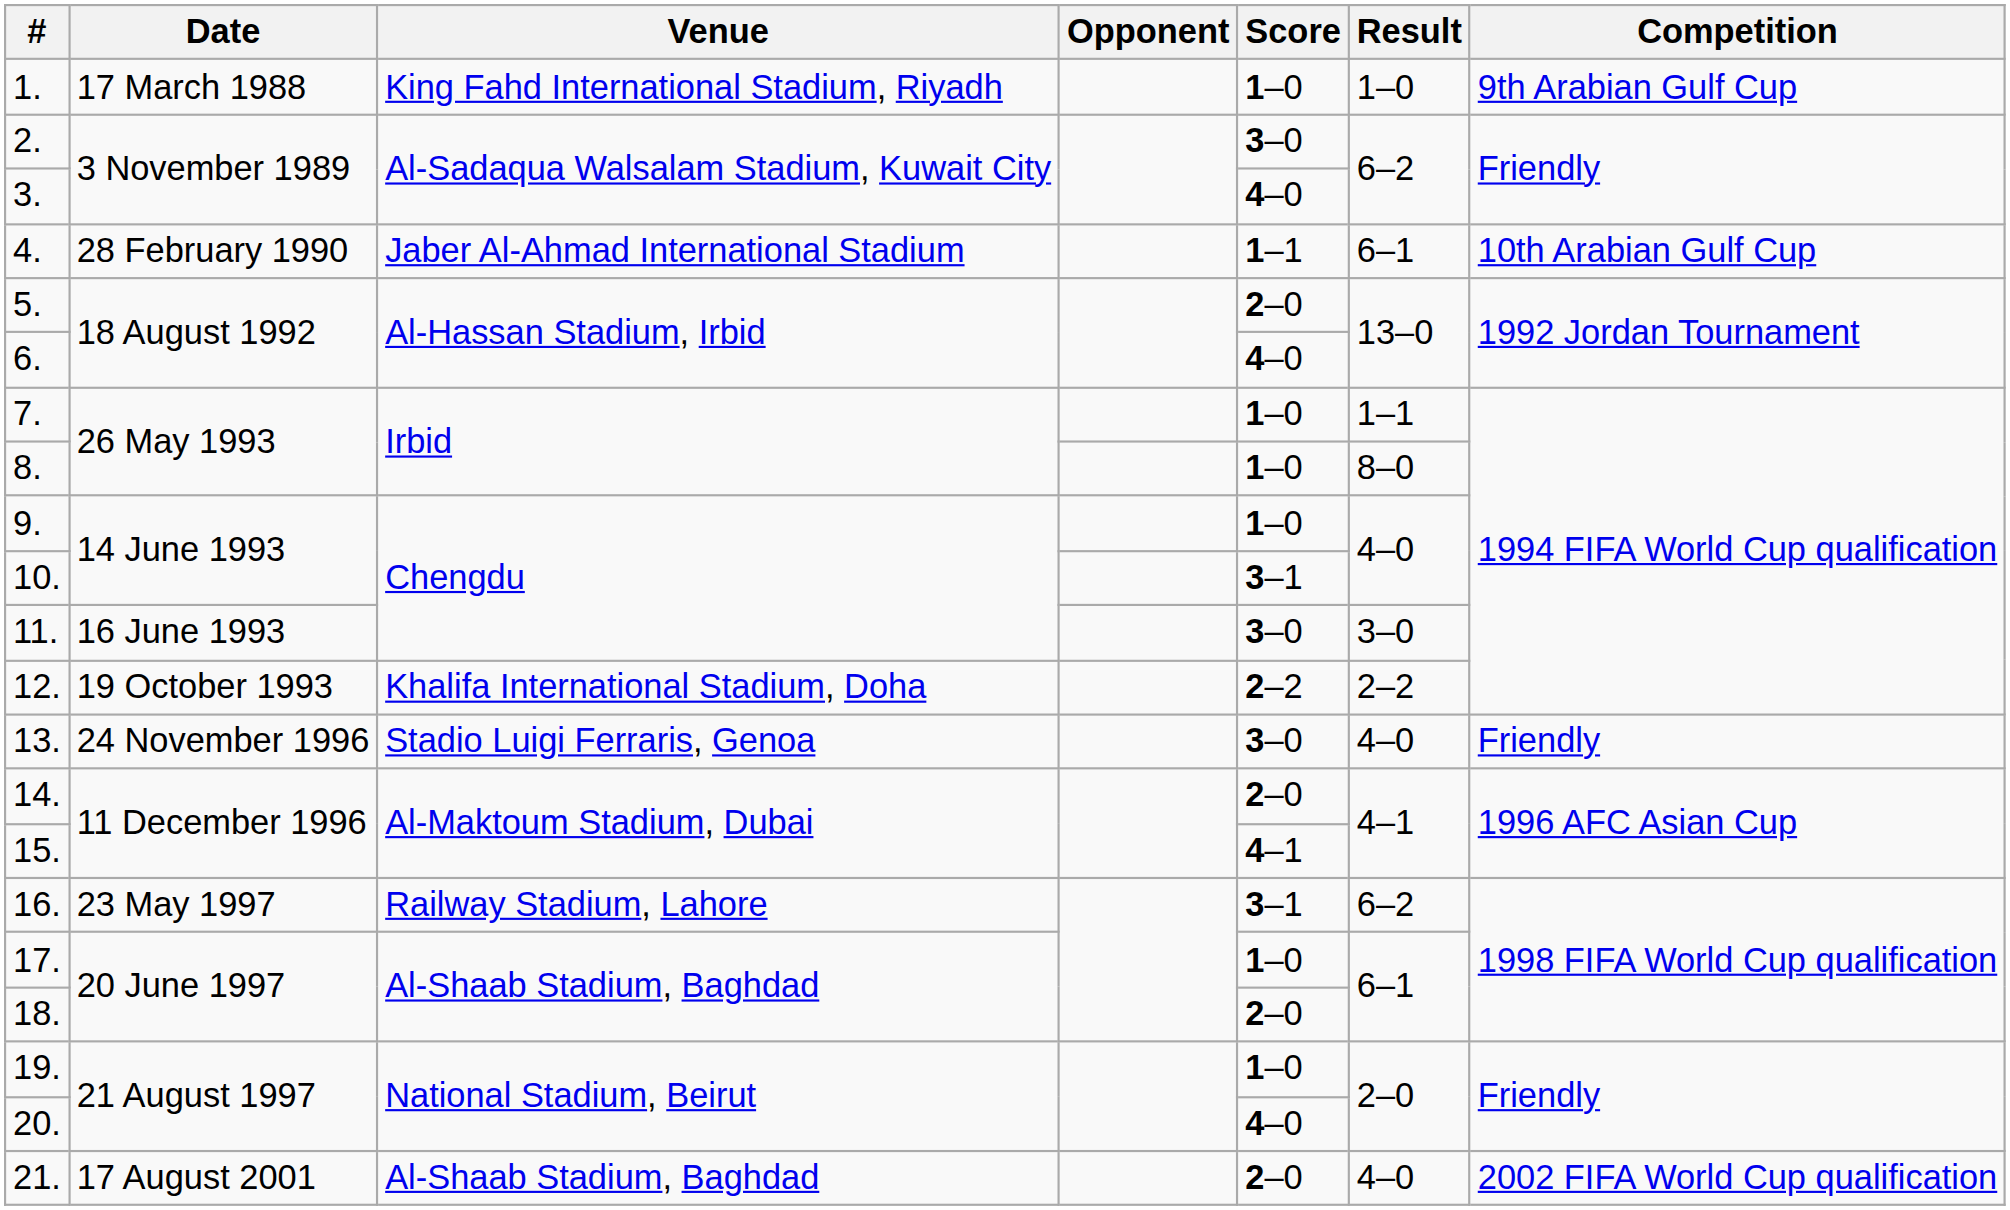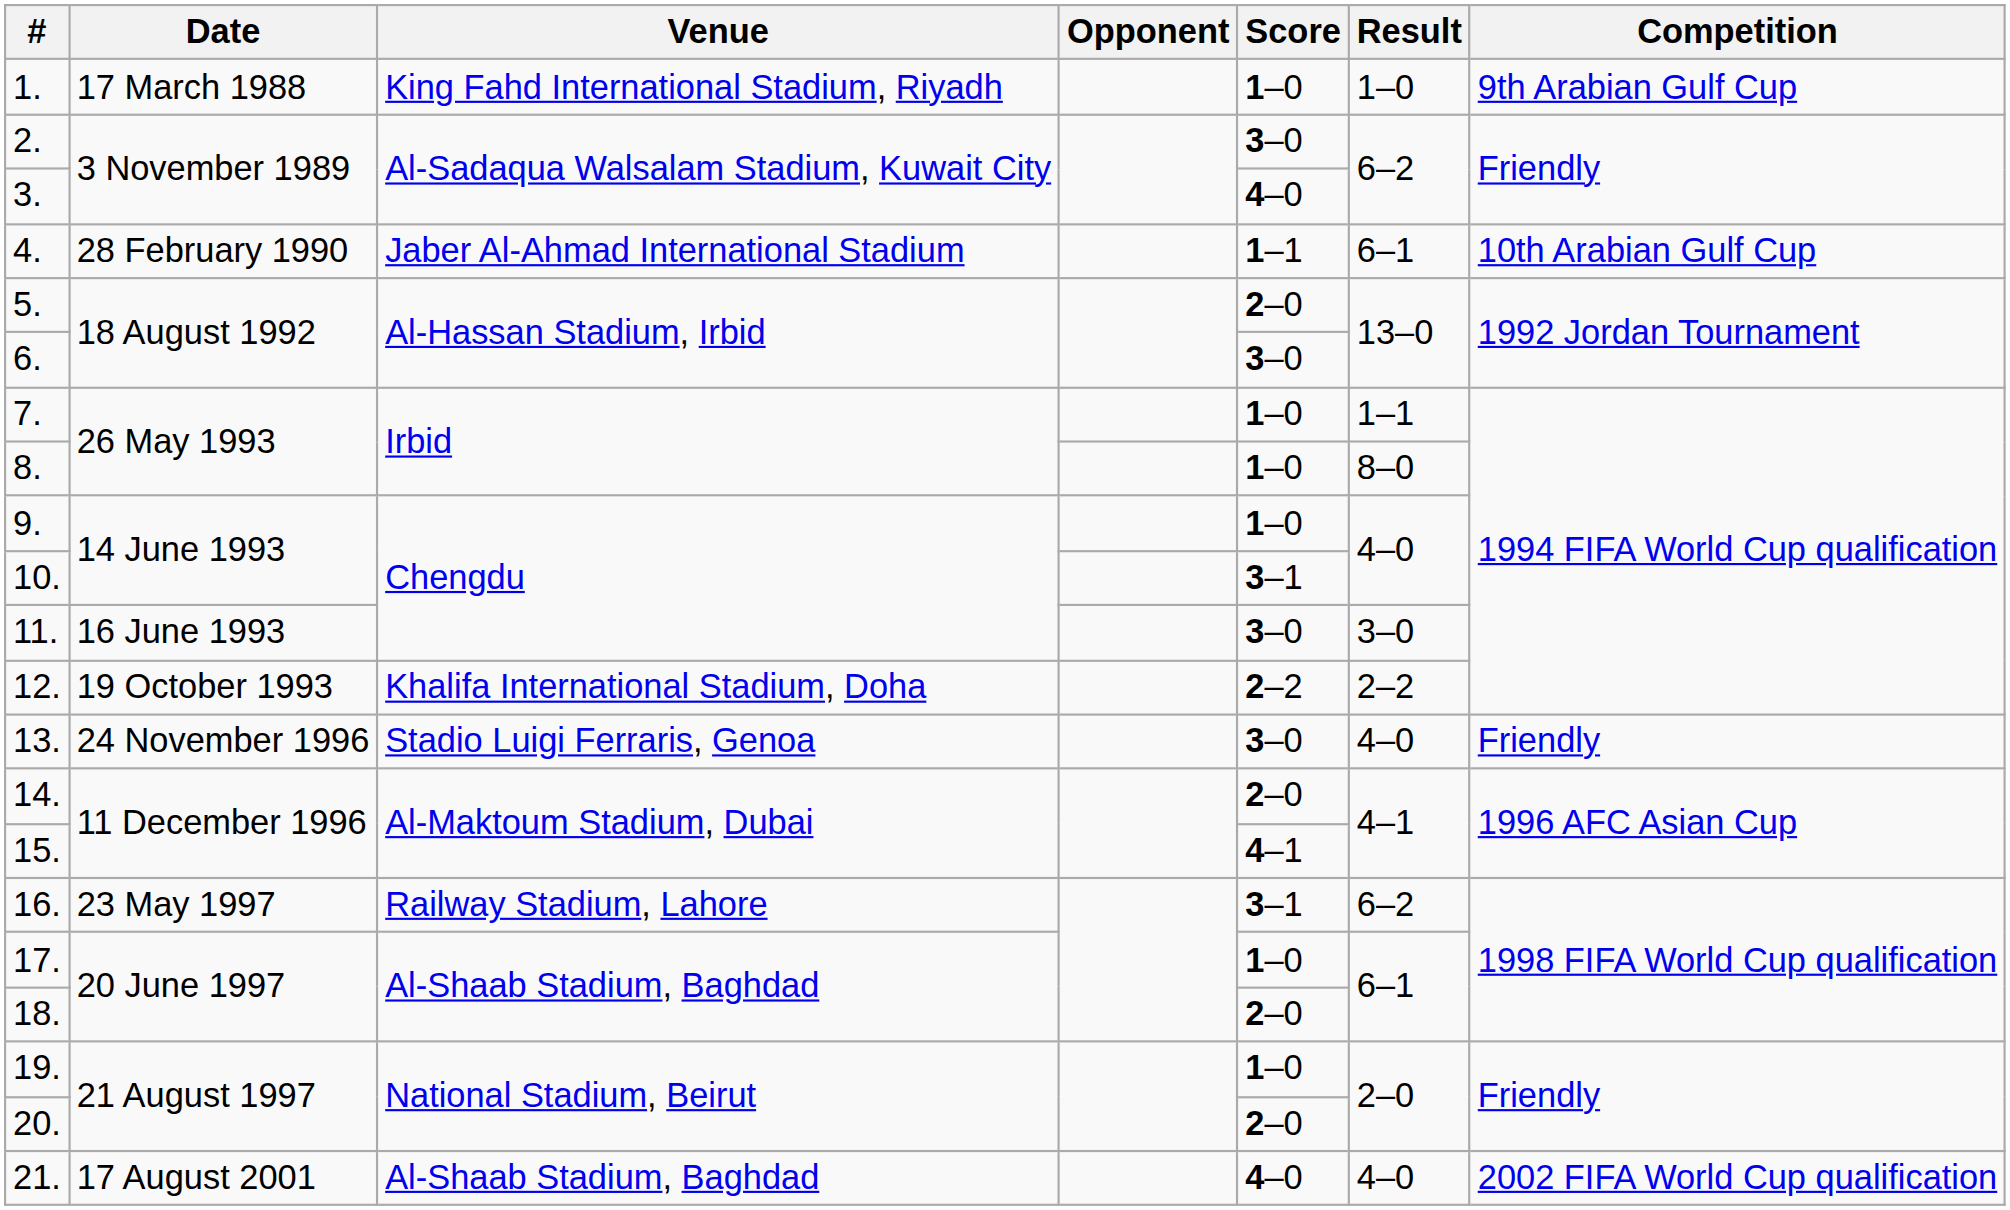(1274, 359) 4–0 -> (1274, 359) 3–0
(1274, 1122) 4–0 -> (1274, 1122) 2–0
(1274, 1177) 2–0 -> (1274, 1177) 4–0
